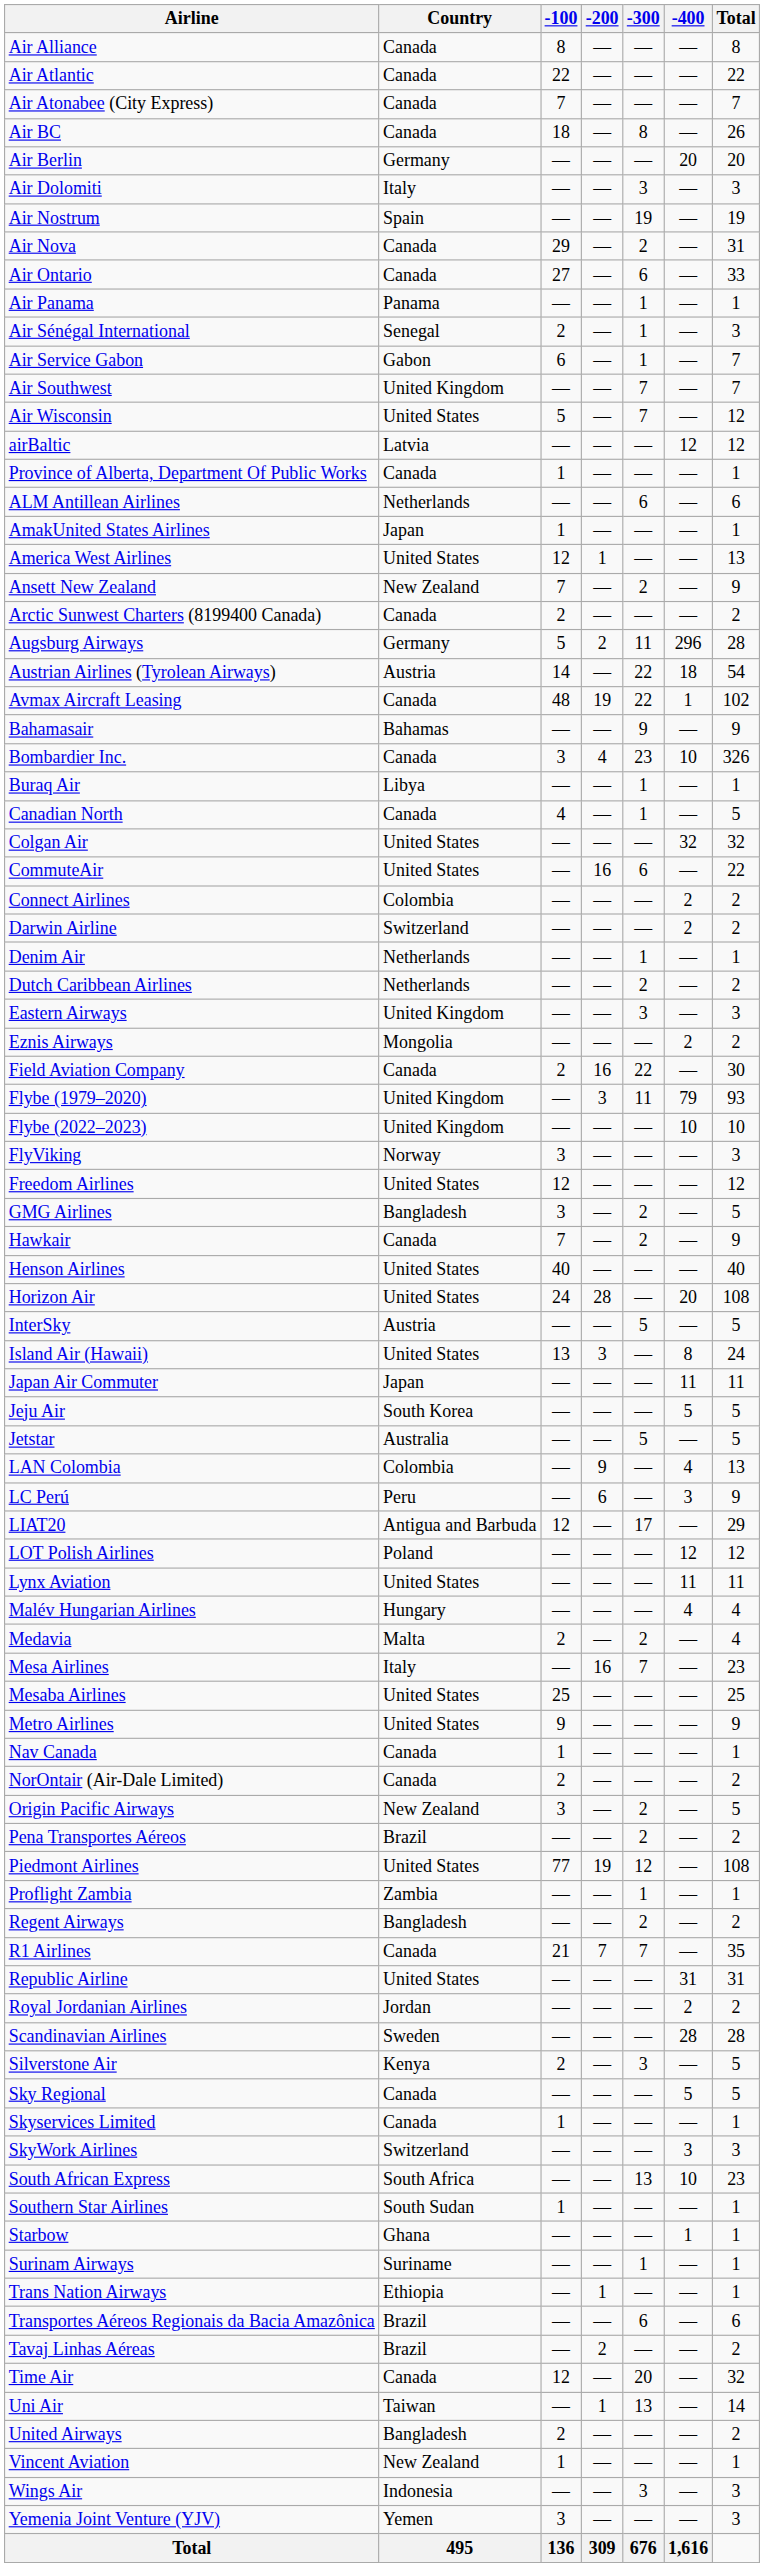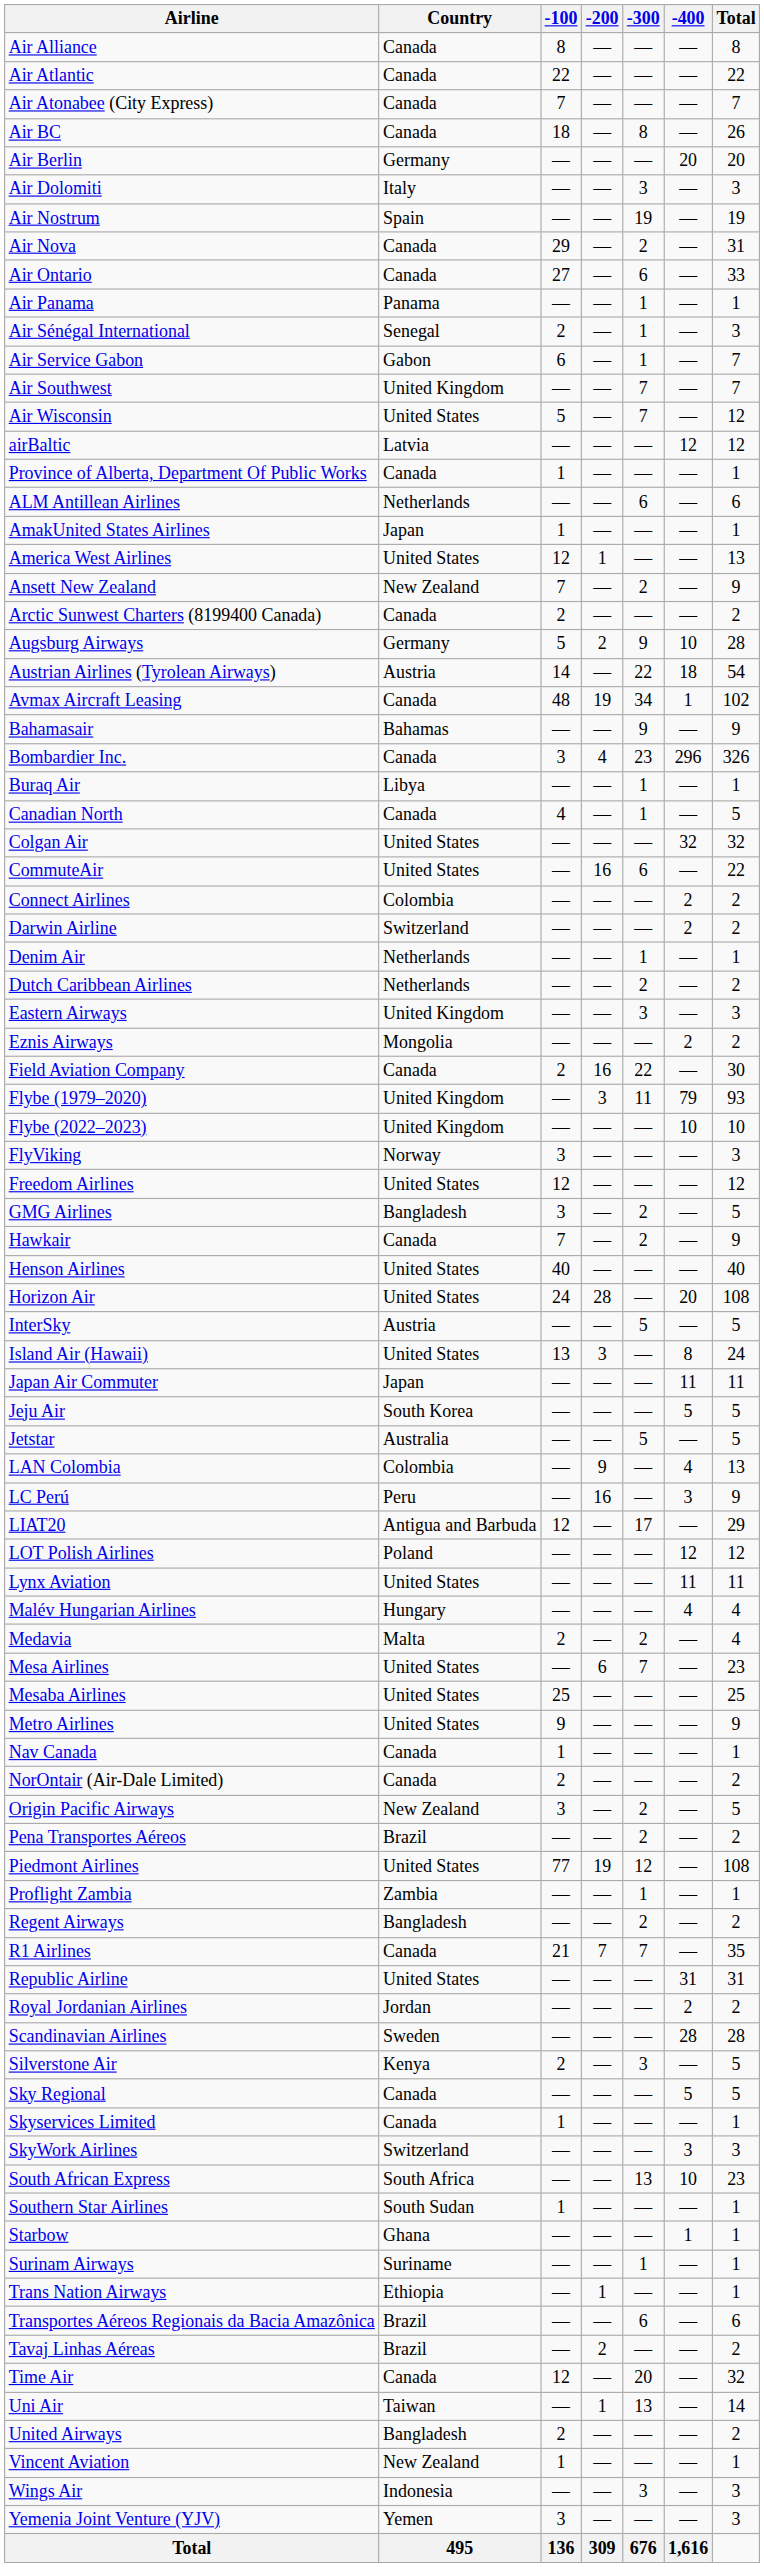(643, 643) 11 -> (643, 643) 9
(688, 643) 296 -> (688, 643) 10
(643, 700) 22 -> (643, 700) 34
(688, 757) 10 -> (688, 757) 296
(602, 1496) 6 -> (602, 1496) 16
(399, 1667) Italy -> (431, 1667) United States
(602, 1667) 16 -> (602, 1667) 6
